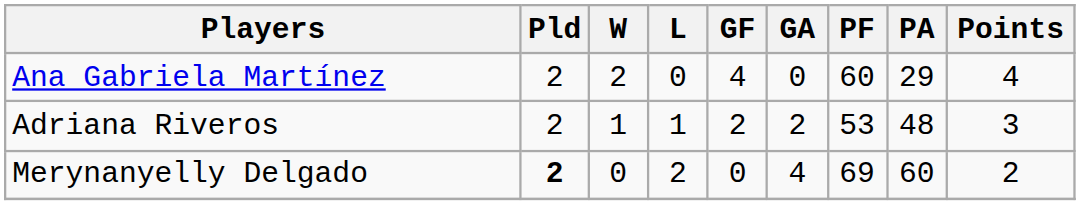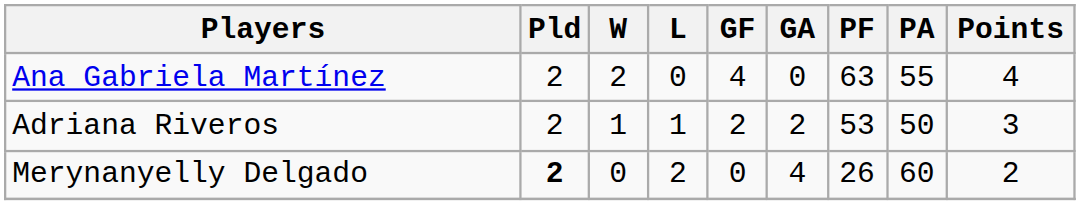(857, 78) 60 -> (857, 78) 63
(917, 78) 29 -> (917, 78) 55
(917, 126) 48 -> (917, 126) 50
(857, 174) 69 -> (857, 174) 26
